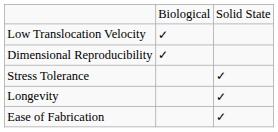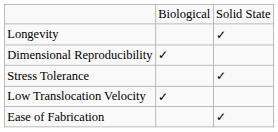rows swapped: (76, 34) <-> (33, 96)
